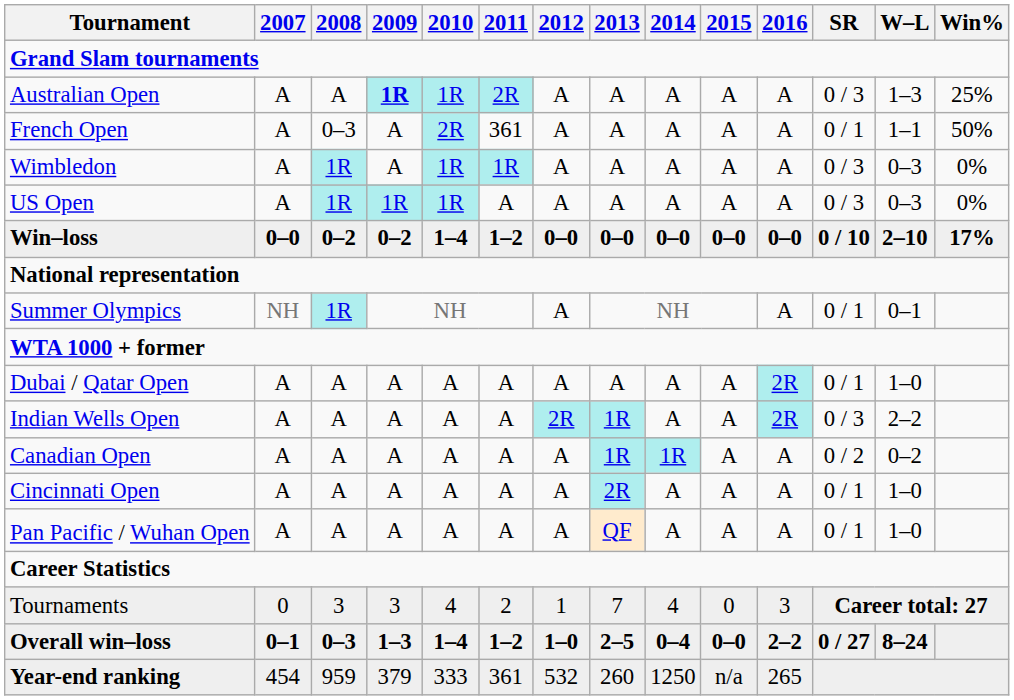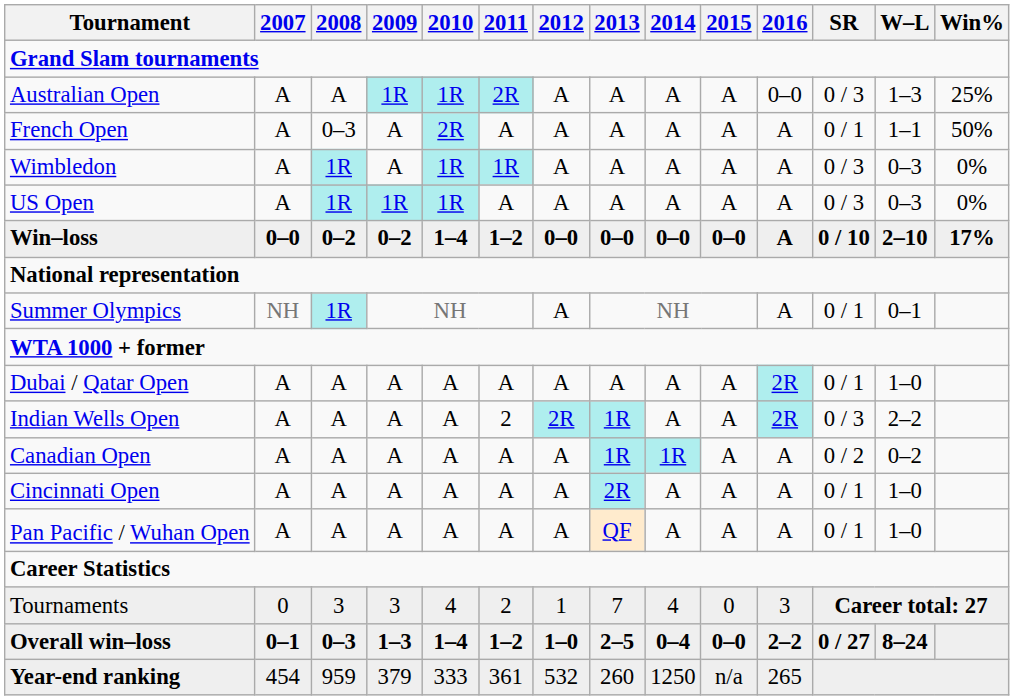(395, 94) bold -> (395, 94) normal
(785, 94) A -> (785, 94) 0–0
(506, 130) 361 -> (506, 130) A
(785, 238) 0–0 -> (785, 238) A
(506, 418) A -> (506, 418) 2
